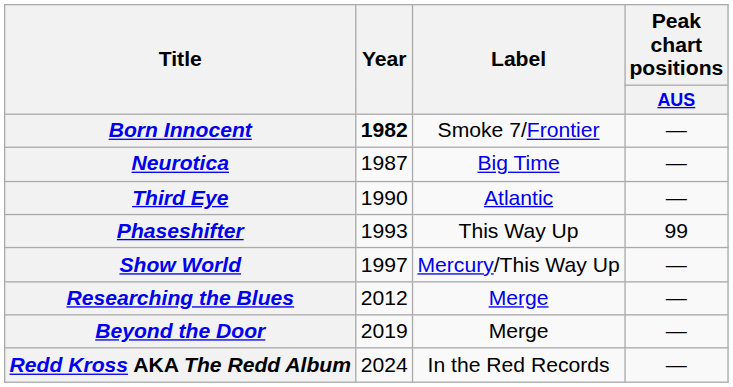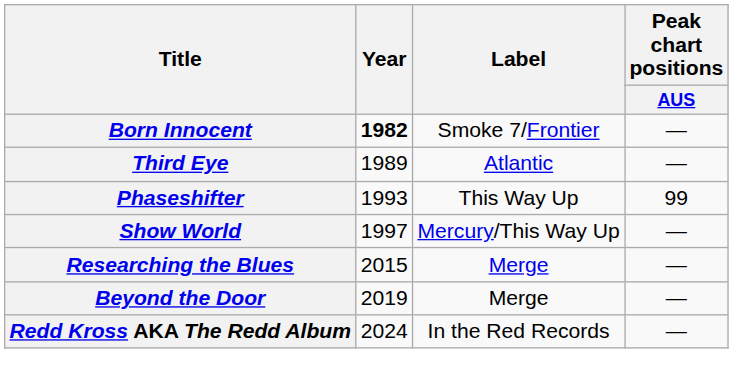- row: (180, 164)
(384, 197) 1990 -> (384, 164) 1989
(384, 298) 2012 -> (384, 264) 2015
